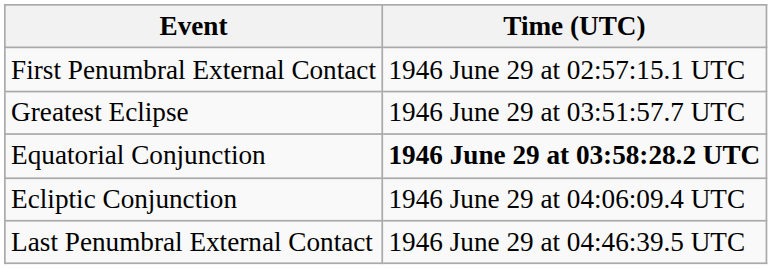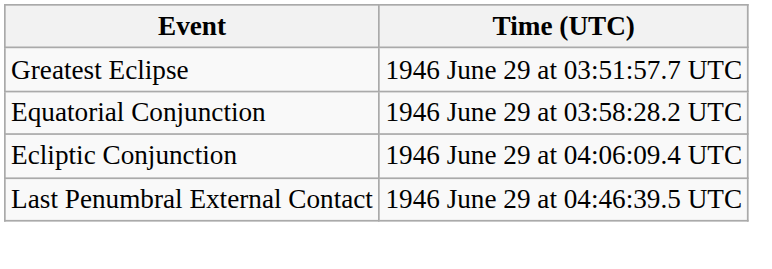- row: (194, 69)
(574, 155) bold -> (564, 112) normal
